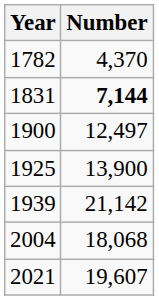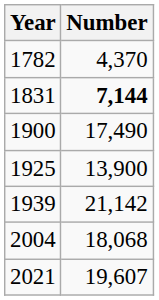(116, 131) 12,497 -> (116, 131) 17,490
